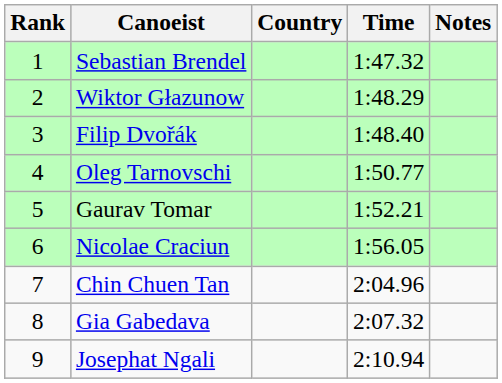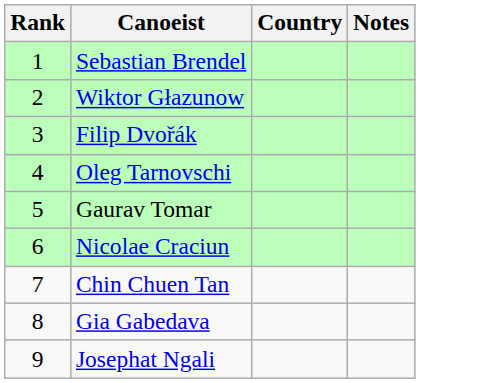- column: (389, 23)
